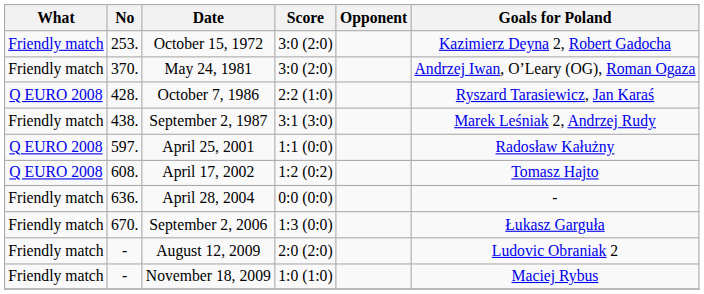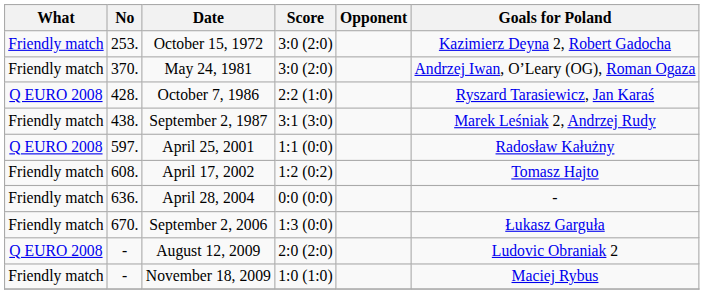(56, 173) Q EURO 2008 -> (56, 173) Friendly match
(56, 250) Friendly match -> (56, 250) Q EURO 2008
